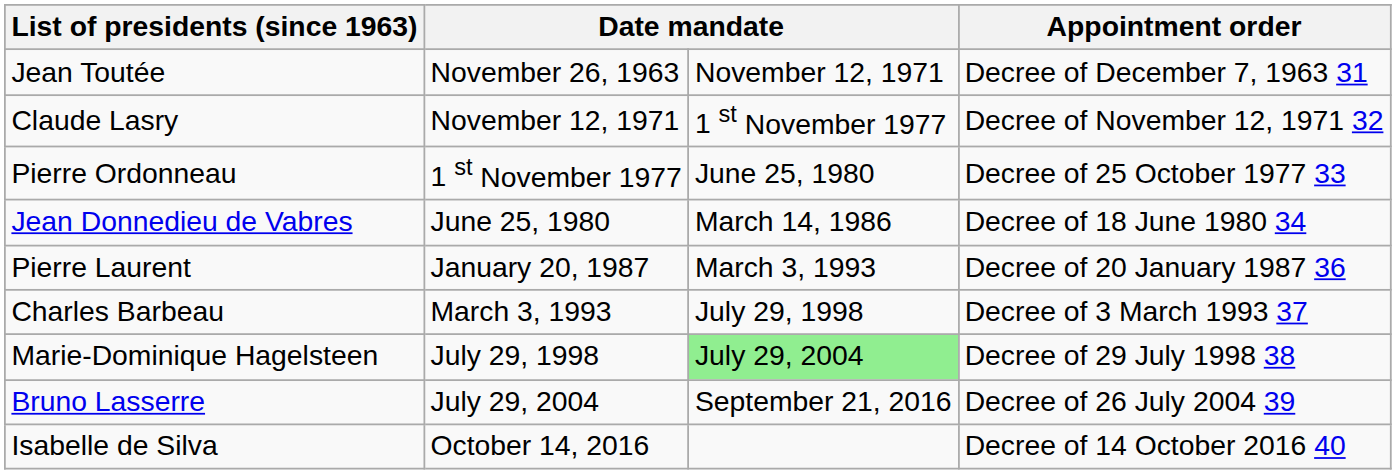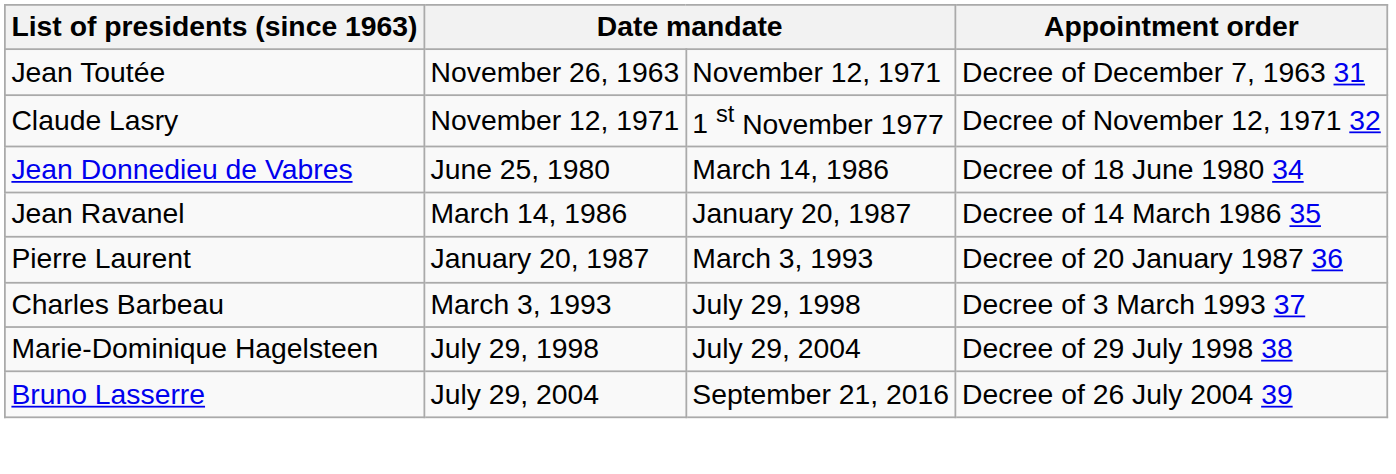- row: (124, 173)
+ row: (98, 214)
(779, 356) lightgreen background -> (777, 349) no background
- row: (115, 446)
